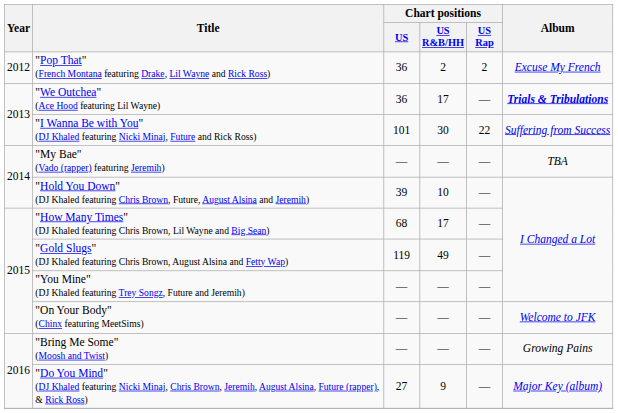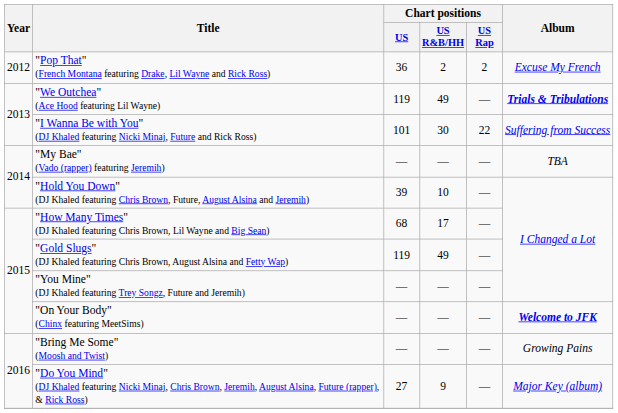(402, 98) 36 -> (402, 98) 119
(443, 98) 17 -> (443, 98) 49
(558, 317) normal -> (558, 317) bold
